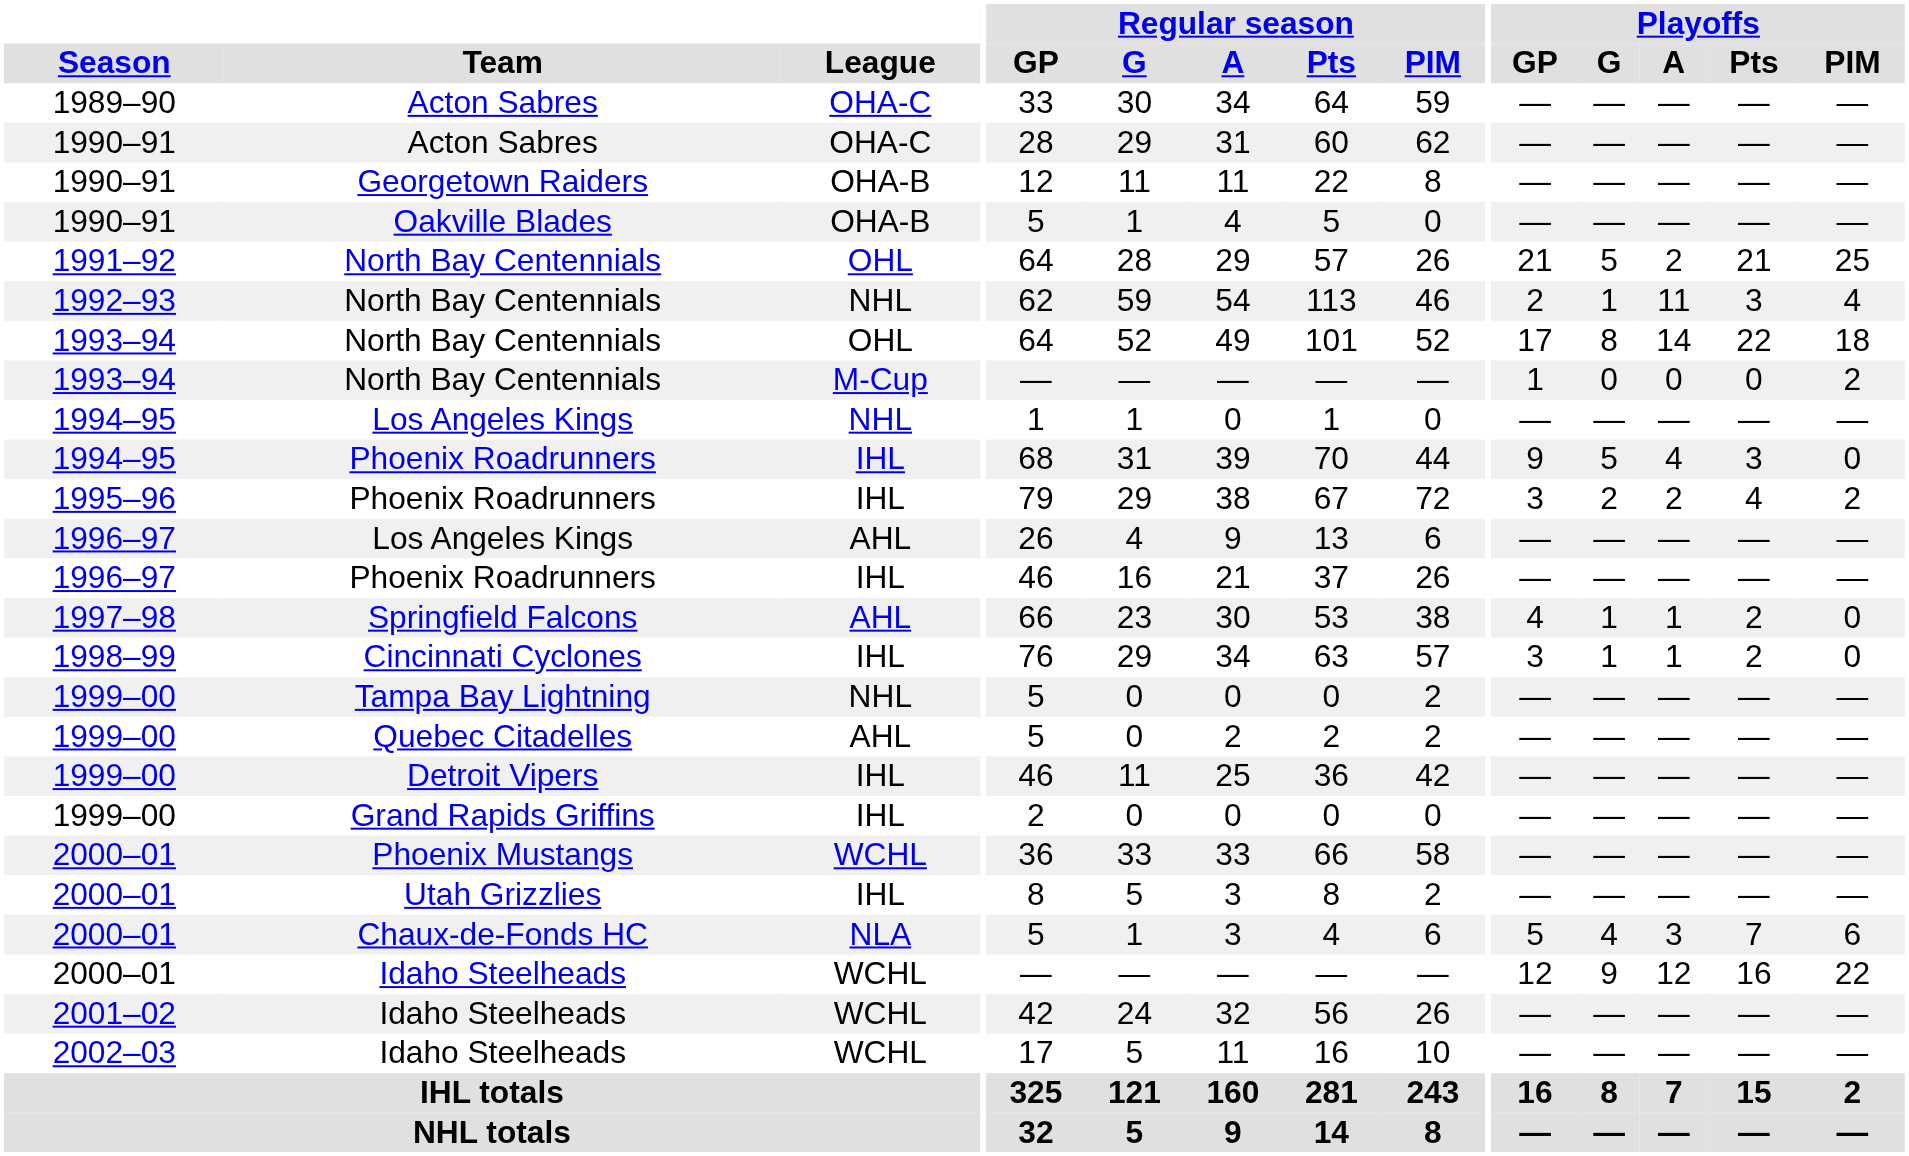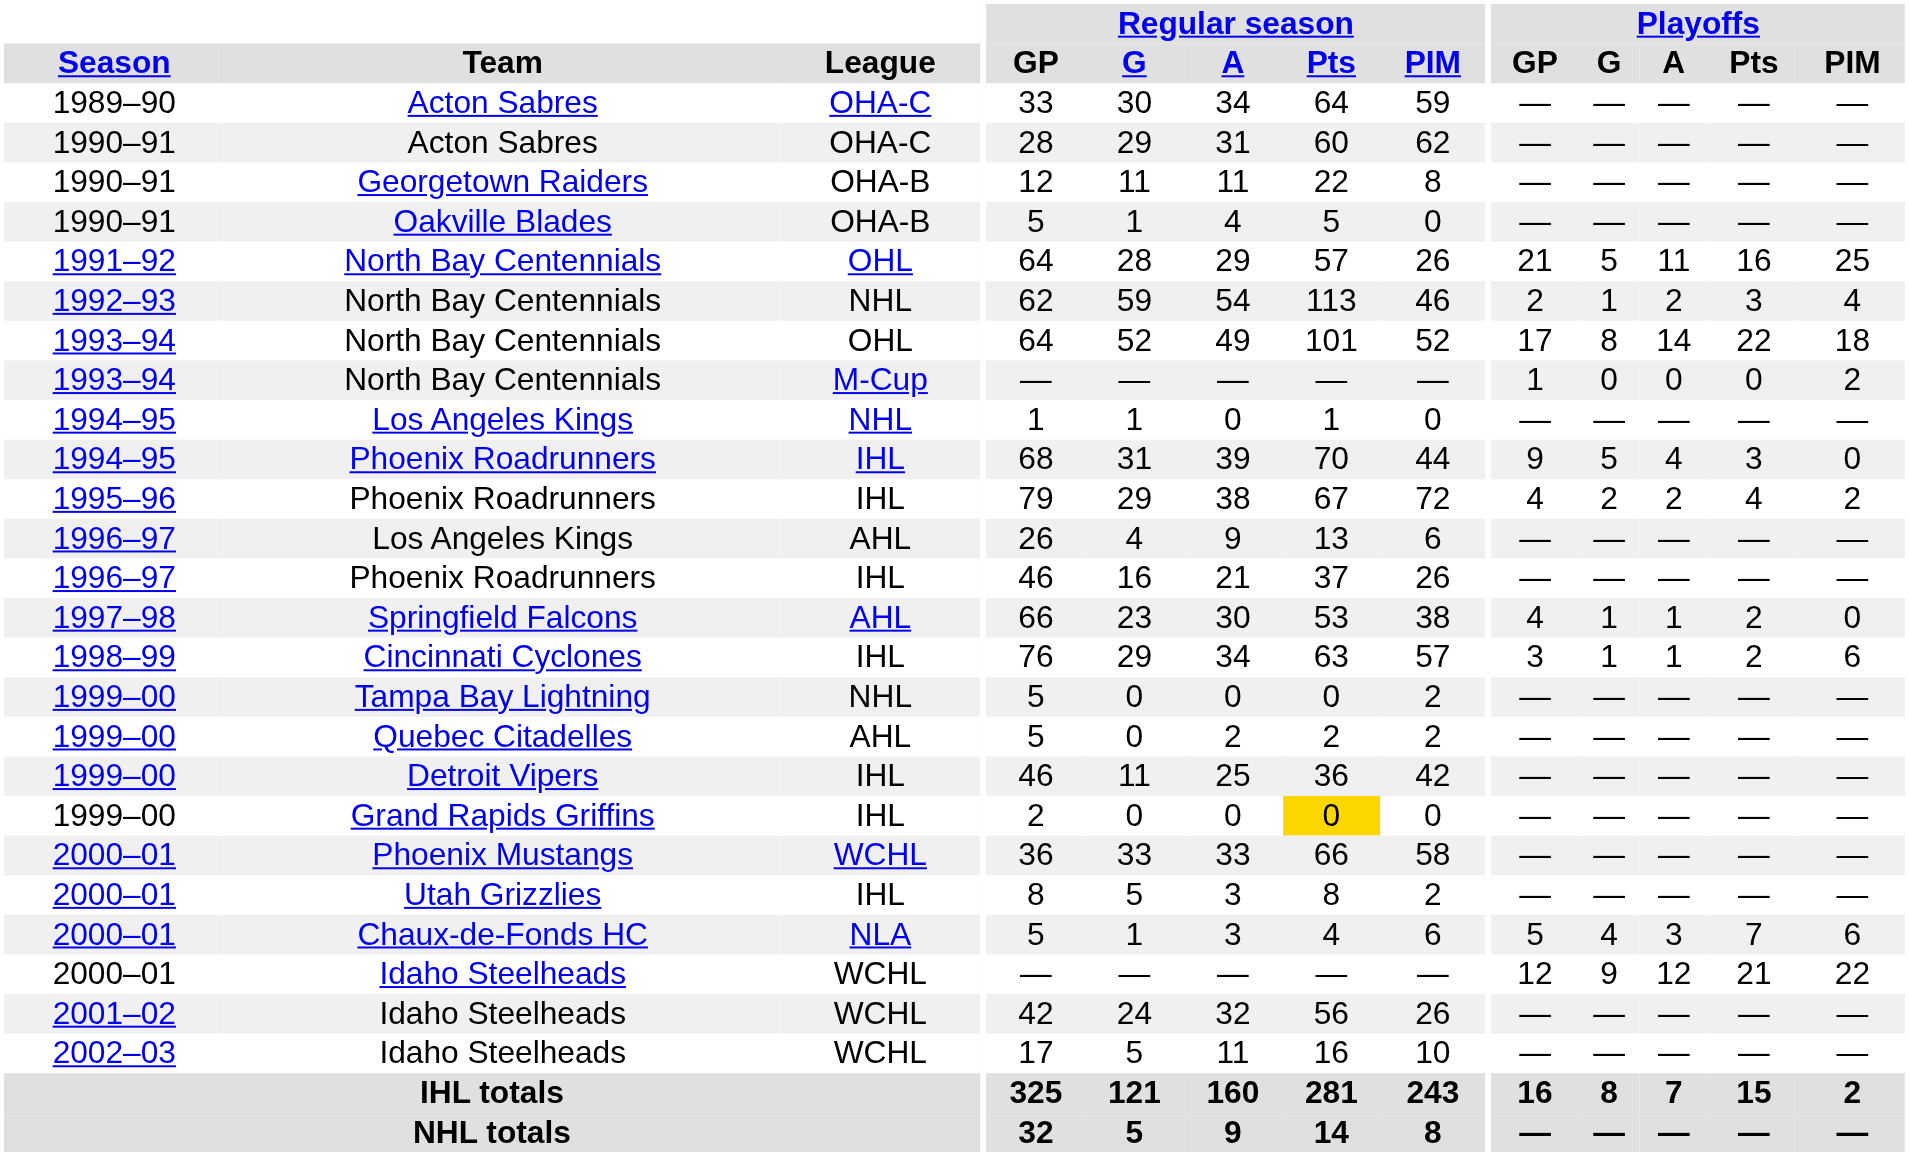(1674, 260) 2 -> (1674, 260) 11
(1754, 260) 21 -> (1754, 260) 16
(1674, 300) 11 -> (1674, 300) 2
(1535, 498) 3 -> (1535, 498) 4
(1852, 656) 0 -> (1852, 656) 6
(1331, 815) no background -> (1331, 815) gold background
(1754, 973) 16 -> (1754, 973) 21
